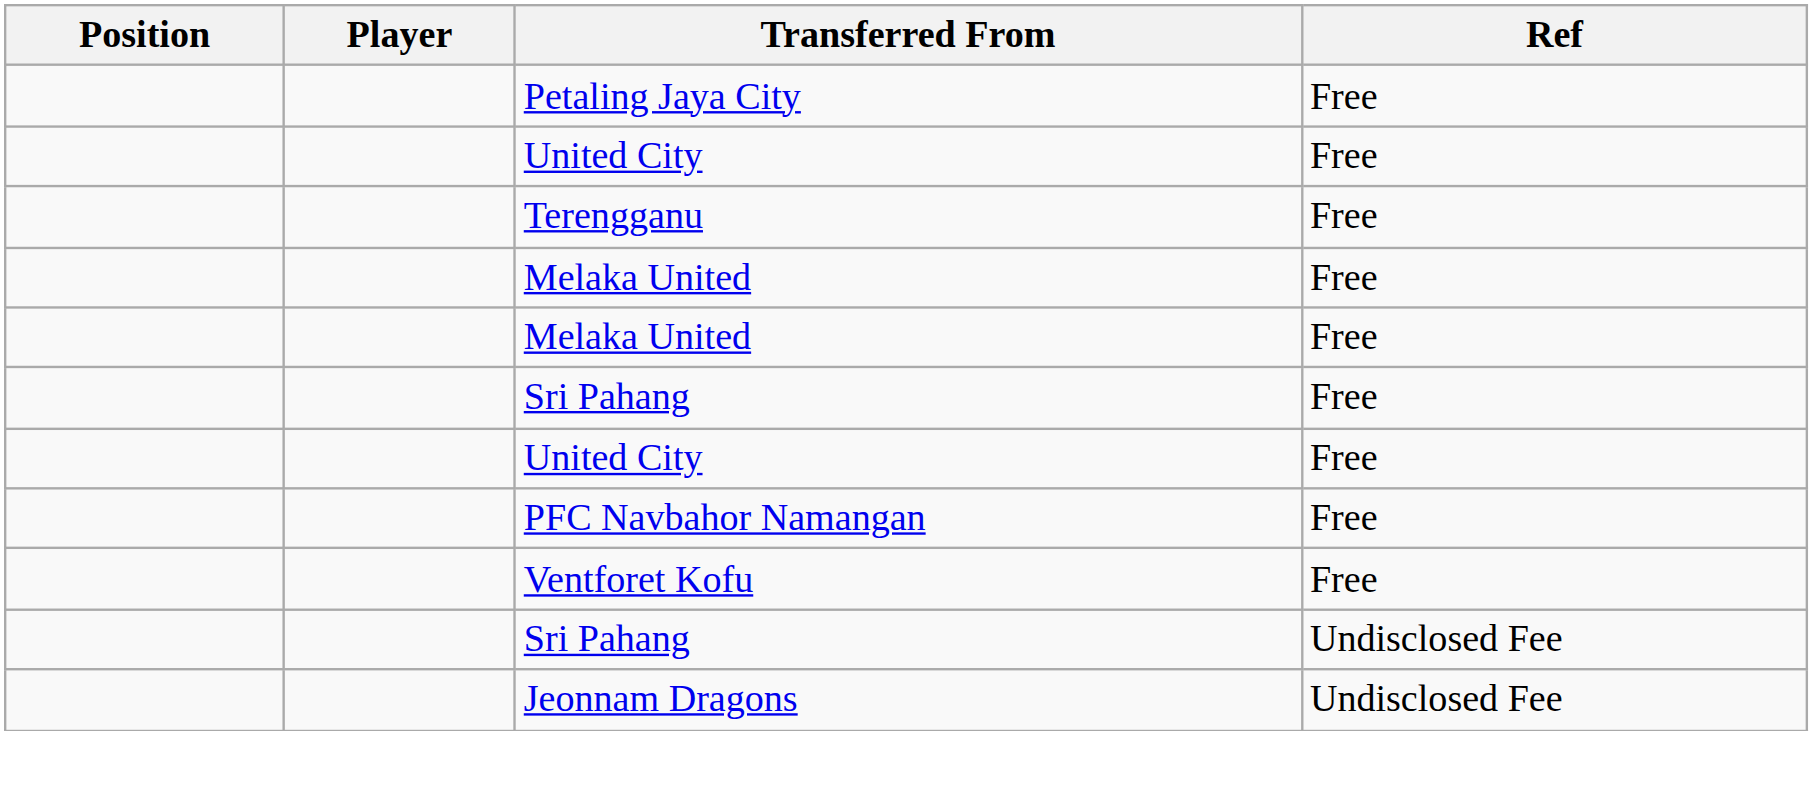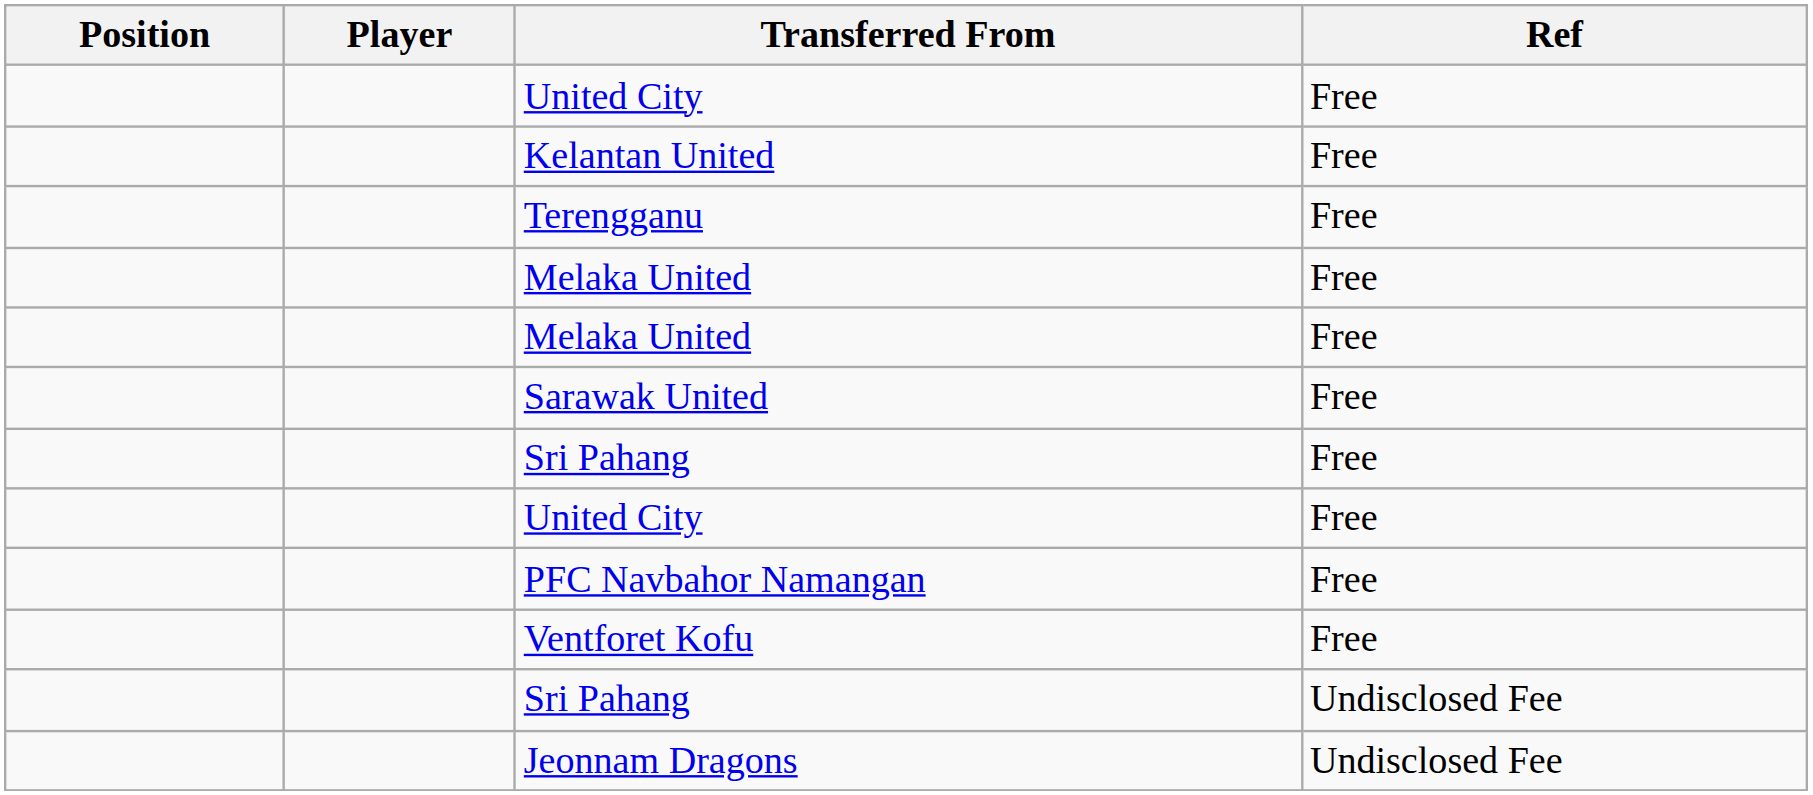- row: (662, 95)
+ row: (649, 155)
+ row: (646, 397)
